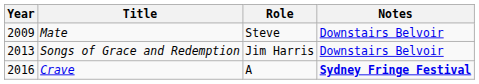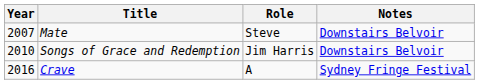(21, 32) 2009 -> (21, 32) 2007
(21, 51) 2013 -> (21, 51) 2010
(395, 70) bold -> (395, 70) normal
